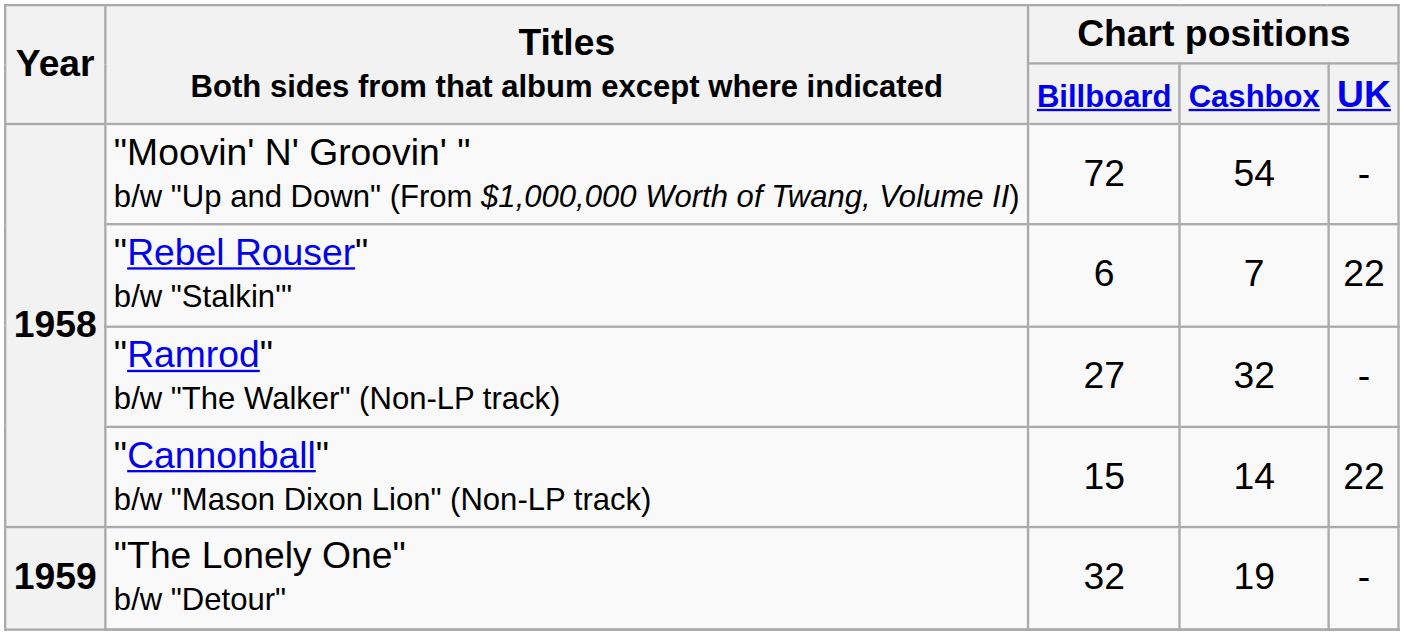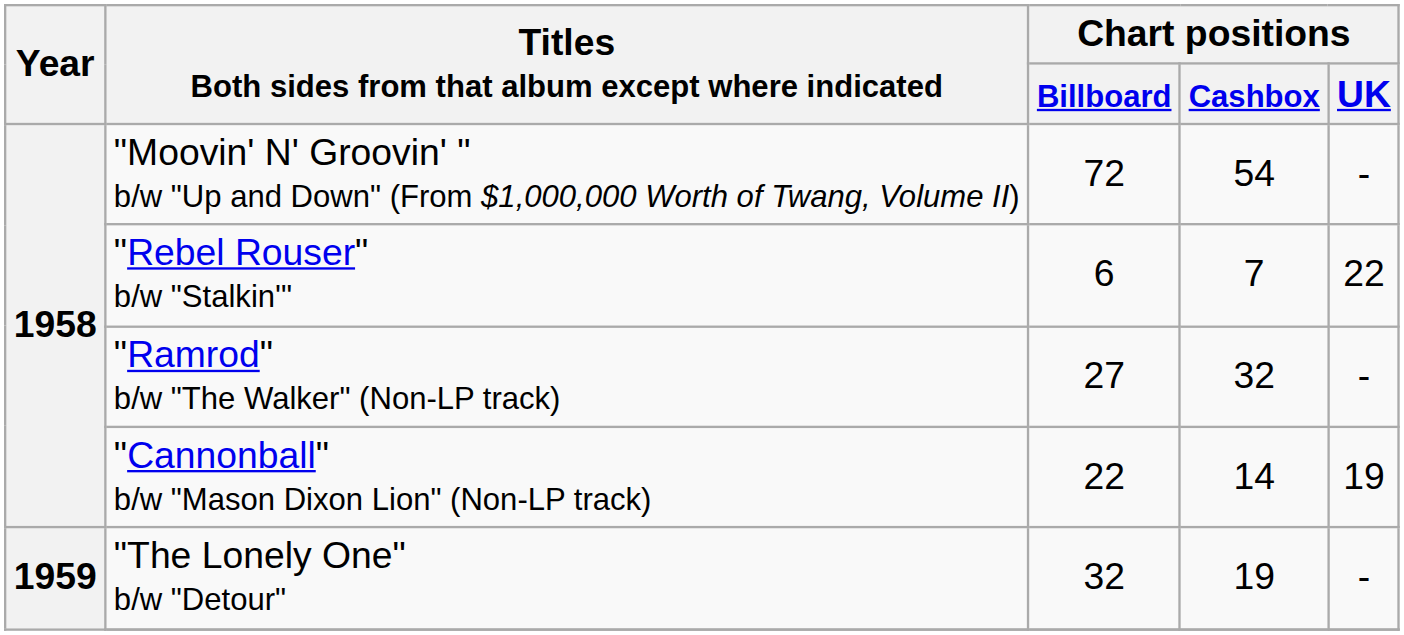(1104, 476) 15 -> (1104, 476) 22
(1364, 476) 22 -> (1364, 476) 19
